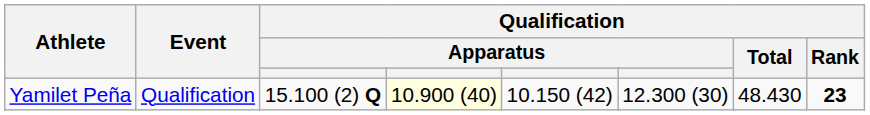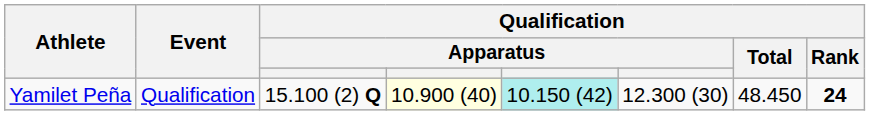(560, 94) no background -> (560, 94) paleturquoise background
(770, 94) 48.430 -> (770, 94) 48.450
(835, 94) 23 -> (835, 94) 24
